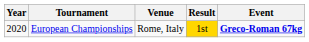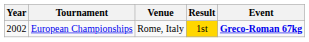(16, 29) 2020 -> (16, 29) 2002
